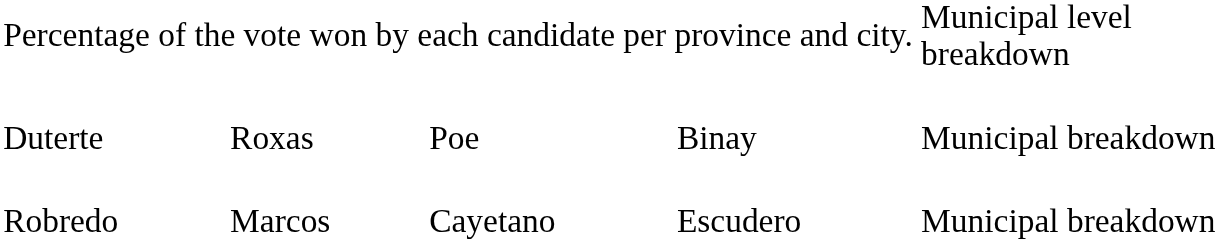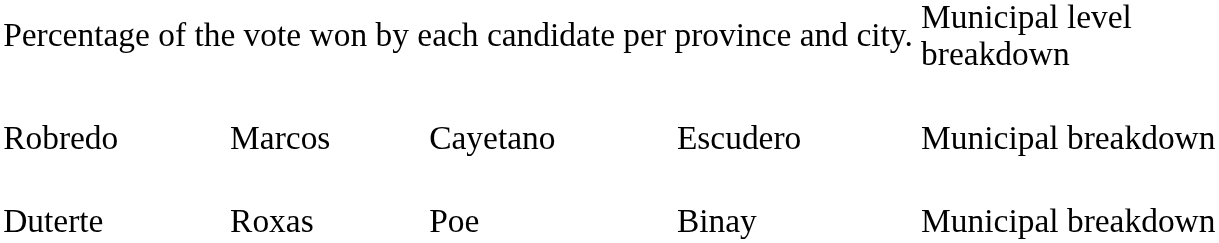rows swapped: (53, 137) <-> (61, 221)
